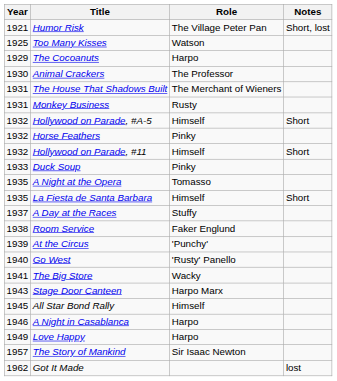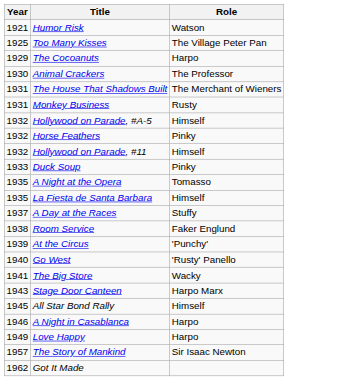- column: (308, 12)
(219, 27) The Village Peter Pan -> (188, 27) Watson
(188, 43) Watson -> (219, 43) The Village Peter Pan
